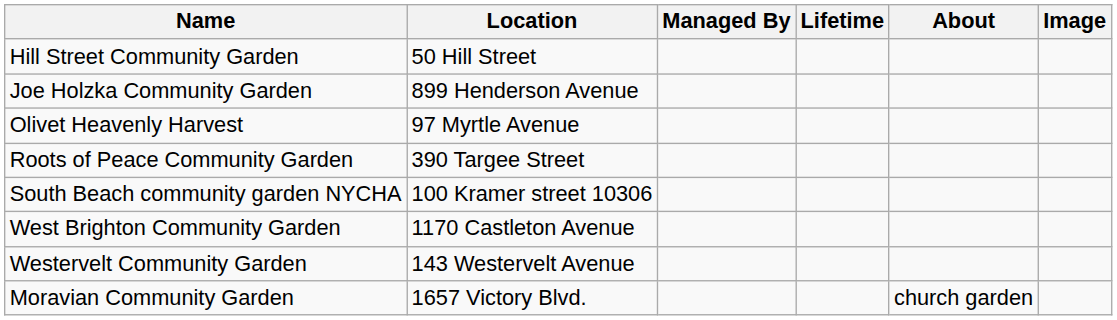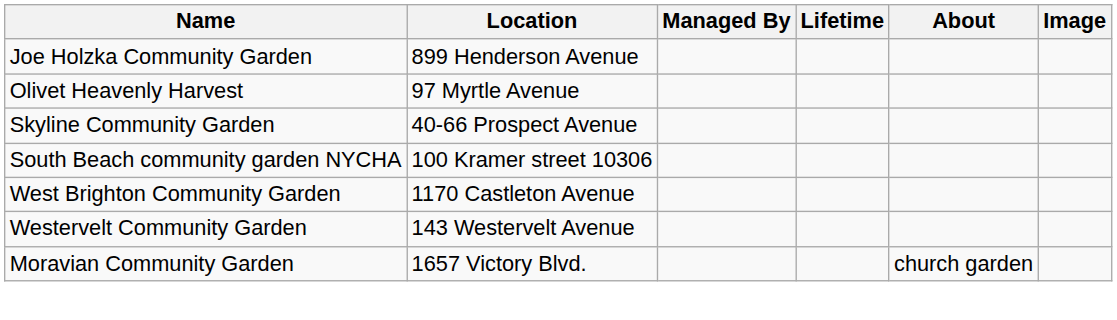- row: (154, 56)
- row: (181, 159)
+ row: (142, 125)
